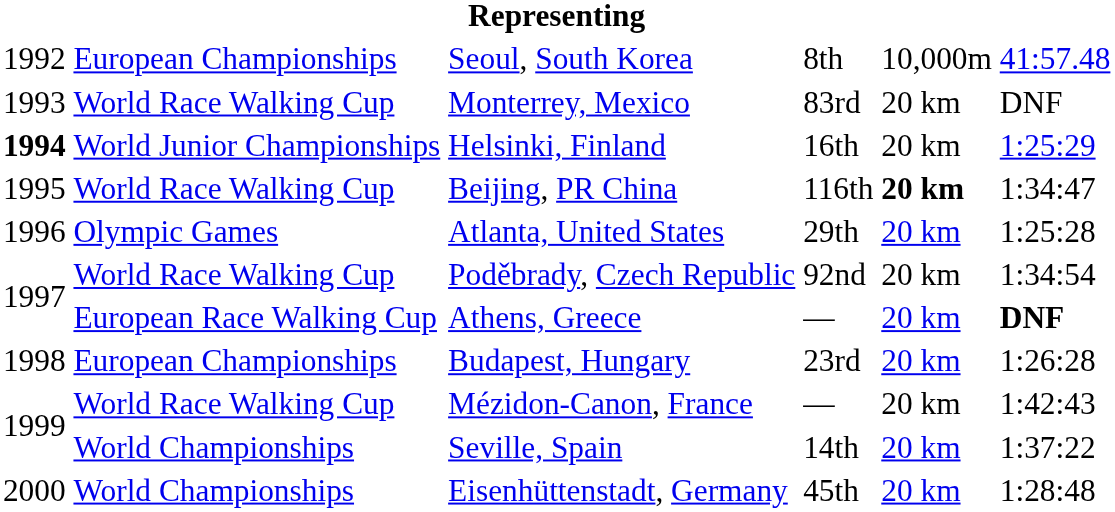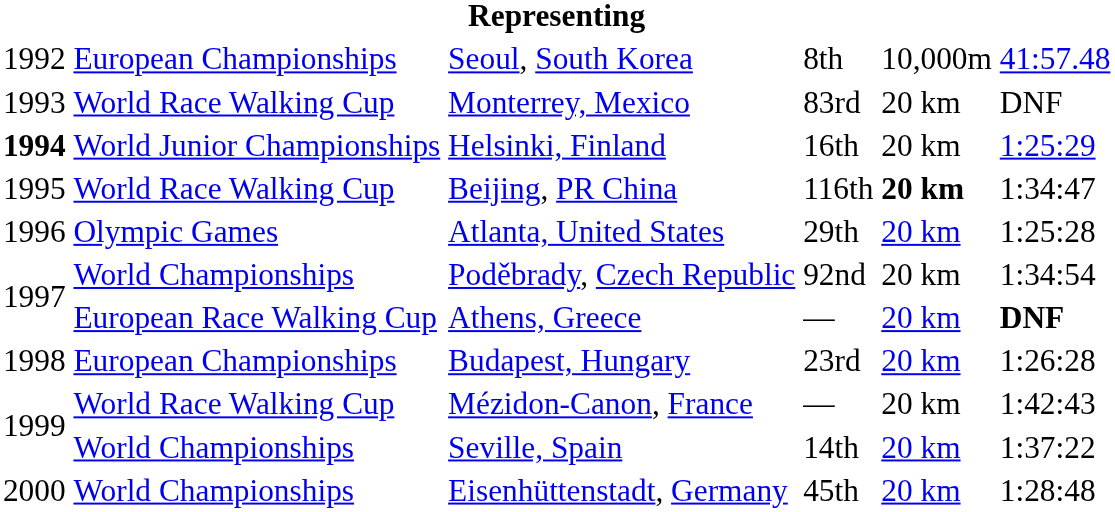(234, 274) World Race Walking Cup -> (214, 274) World Championships
